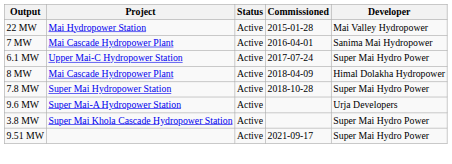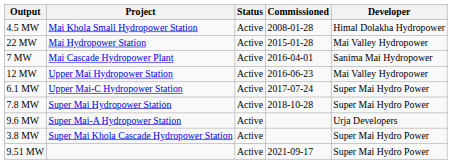+ row: (23, 27)
+ row: (22, 74)
- row: (19, 74)
